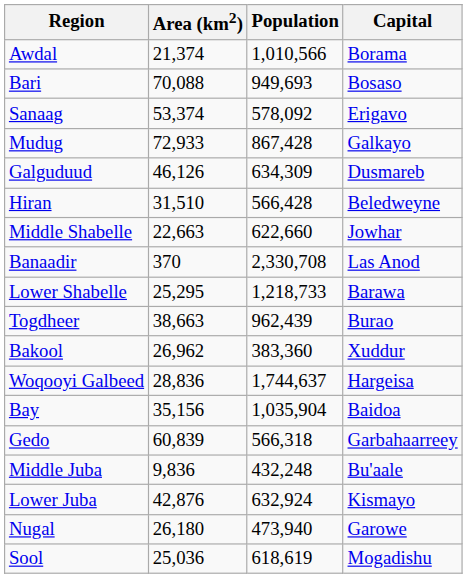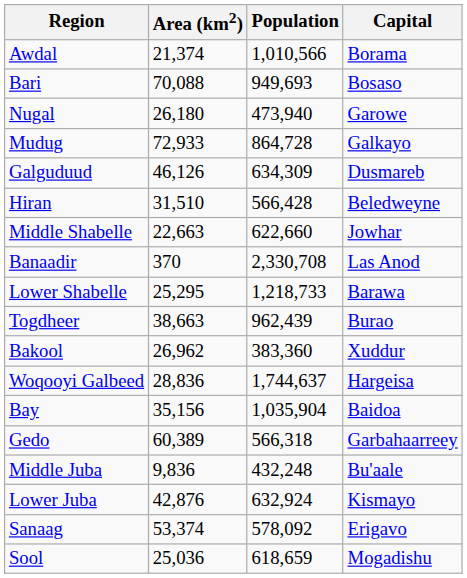rows swapped: (32, 529) <-> (36, 113)
(282, 143) 867,428 -> (282, 143) 864,728
(178, 440) 60,839 -> (178, 440) 60,389
(282, 558) 618,619 -> (282, 558) 618,659
